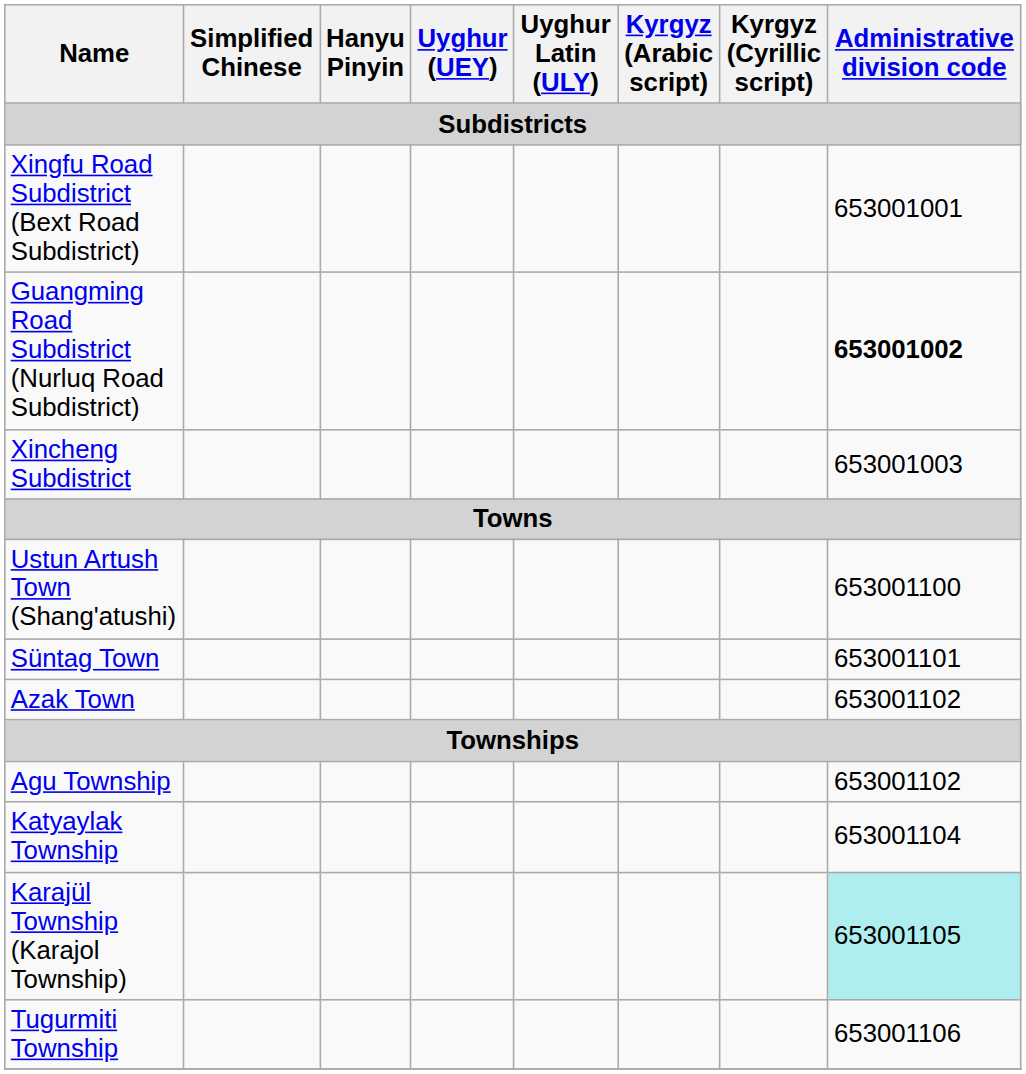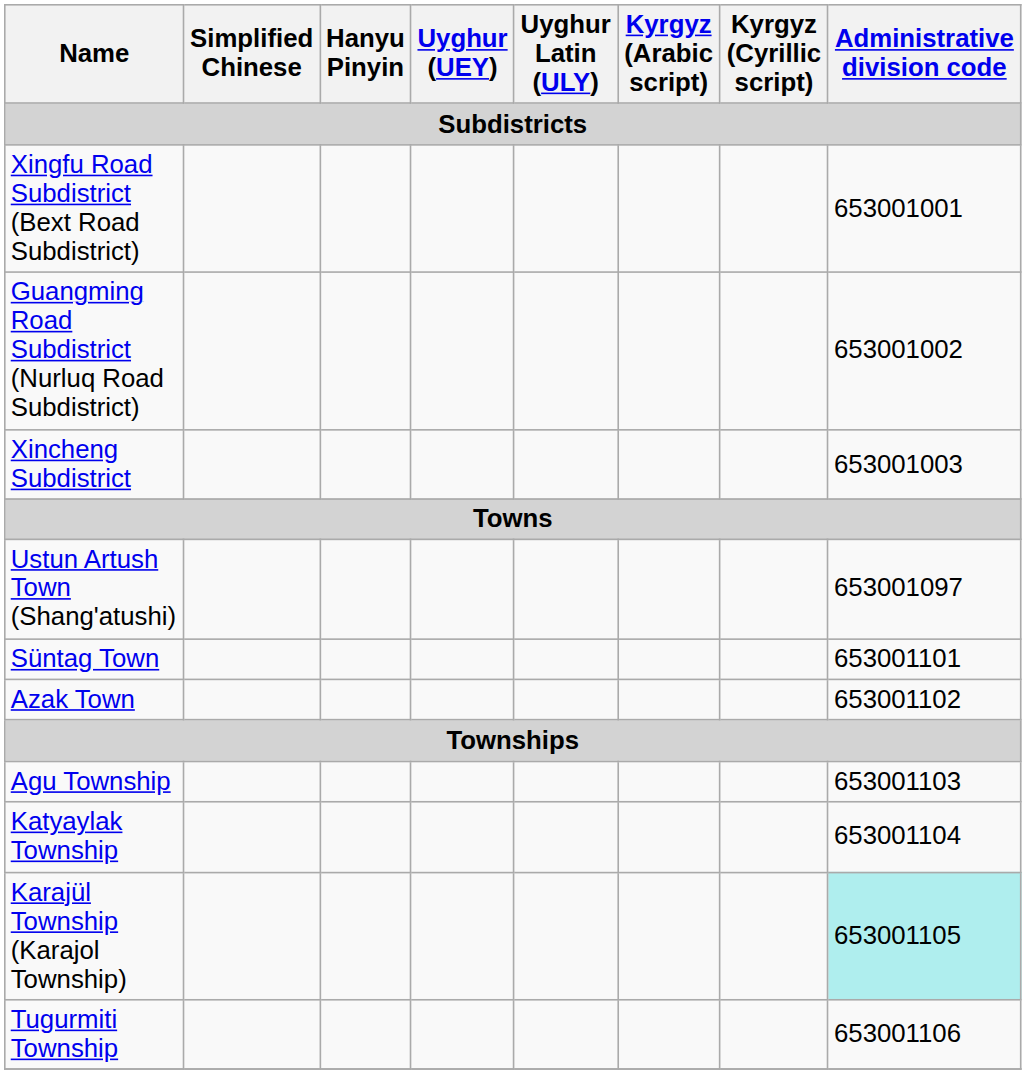(898, 350) bold -> (898, 350) normal
(897, 588) 653001100 -> (898, 588) 653001097
(897, 781) 653001102 -> (897, 781) 653001103
